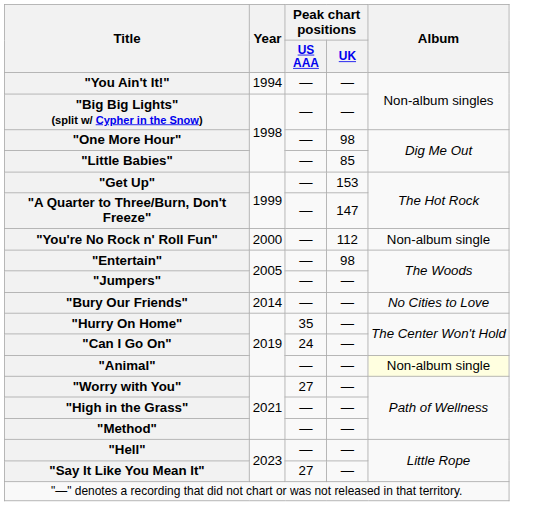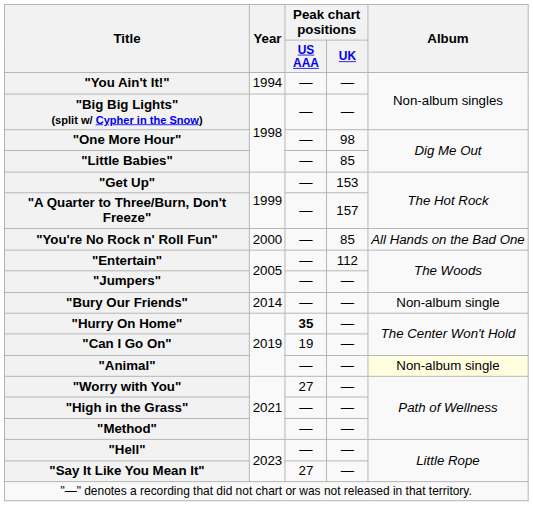(347, 210) 147 -> (347, 210) 157
(347, 239) 112 -> (347, 239) 85
(439, 239) Non-album single -> (448, 239) All Hands on the Bad One
(347, 260) 98 -> (347, 260) 112
(439, 302) No Cities to Love -> (448, 302) Non-album single
(306, 323) normal -> (306, 323) bold
(306, 344) 24 -> (306, 344) 19
